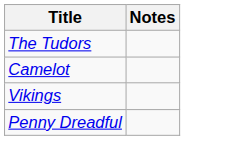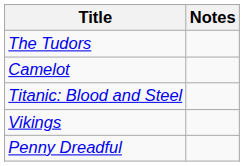+ row: (95, 95)
